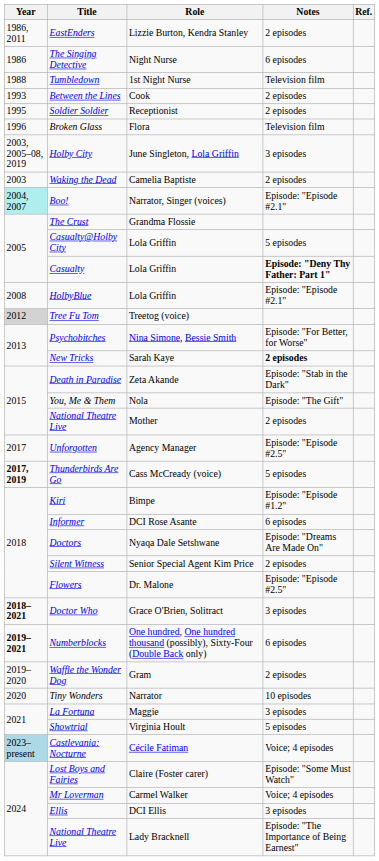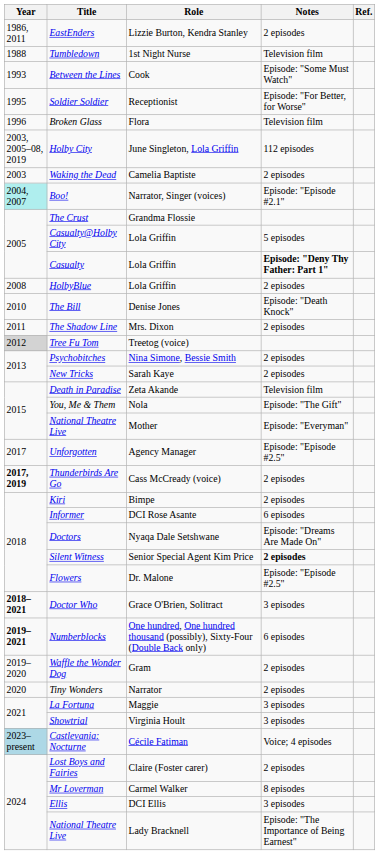- row: (73, 59)
(286, 96) 2 episodes -> (306, 75) Episode: "Some Must Watch"
(286, 111) 2 episodes -> (305, 101) Episode: "For Better, for Worse"
(286, 153) 3 episodes -> (289, 149) 112 episodes
(301, 295) Episode: "Episode #2.1" -> (284, 285) 2 episodes
+ row: (65, 306)
+ row: (83, 327)
(307, 337) Episode: "For Better, for Worse" -> (284, 358) 2 episodes
(286, 358) bold -> (284, 374) normal
(306, 379) Episode: "Stab in the Dark" -> (293, 389) Television film
(286, 421) 2 episodes -> (306, 426) Episode: "Everyman"
(286, 474) 5 episodes -> (284, 479) 2 episodes
(301, 501) Episode: "Episode #1.2" -> (284, 500) 2 episodes
(286, 563) normal -> (285, 557) bold
(288, 696) 10 episodes -> (284, 689) 2 episodes
(286, 727) 5 episodes -> (284, 720) 3 episodes
(308, 774) Episode: "Some Must Watch" -> (284, 768) 2 episodes
(299, 795) Voice; 4 episodes -> (284, 789) 8 episodes
